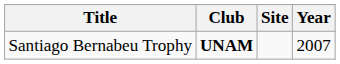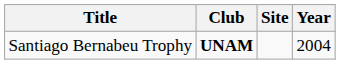(314, 45) 2007 -> (314, 45) 2004
